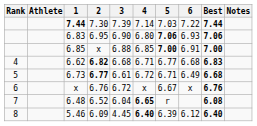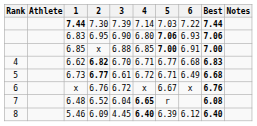(122, 62) 6.68 -> (122, 62) 6.70
